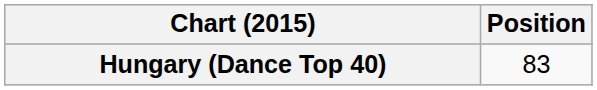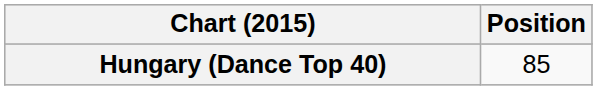(536, 64) 83 -> (536, 64) 85
